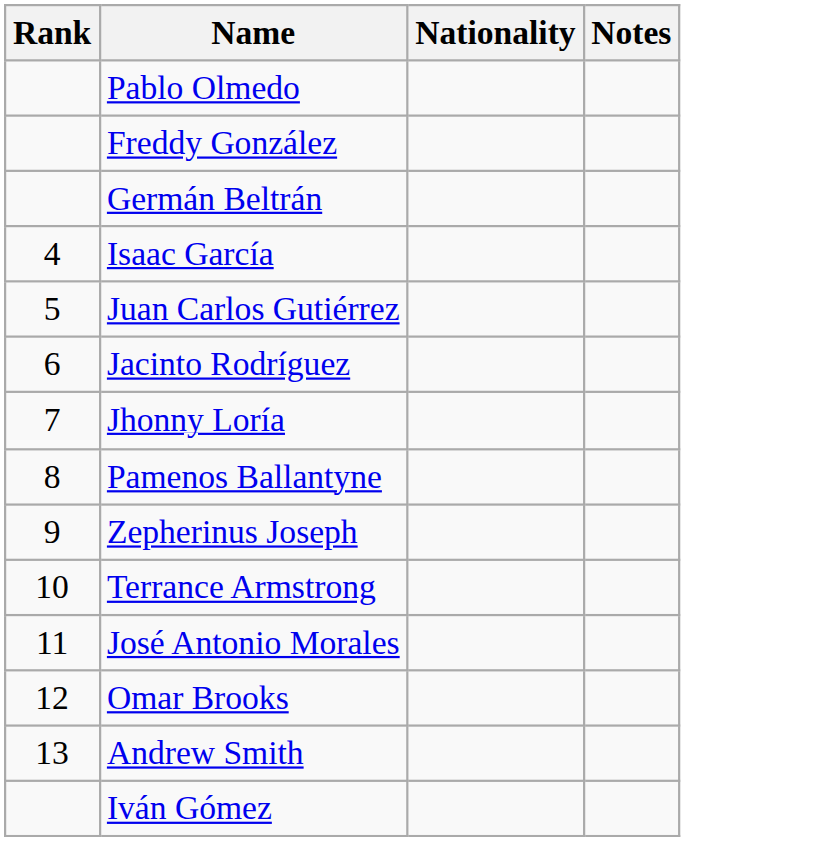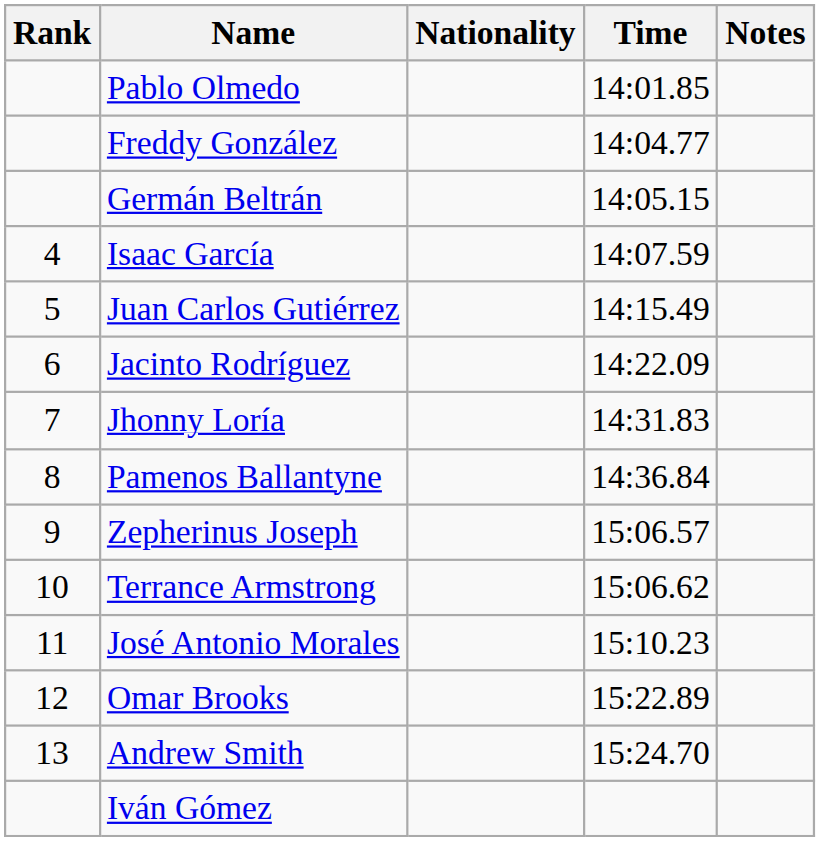+ column: (650, 32)
